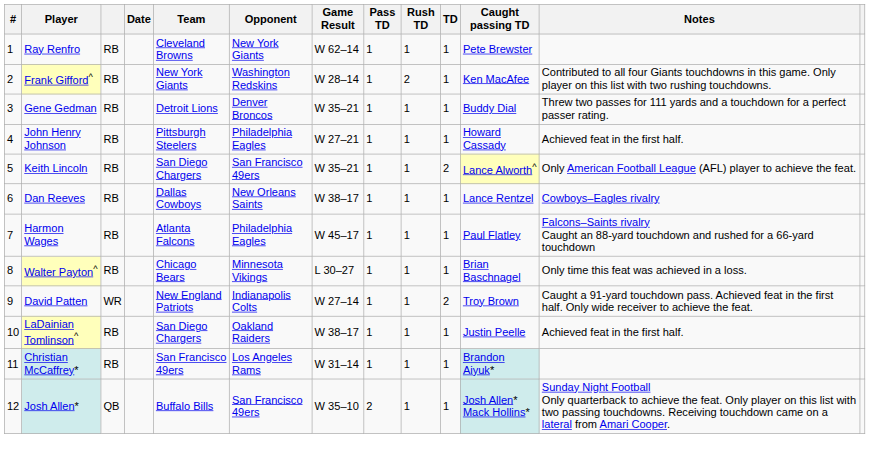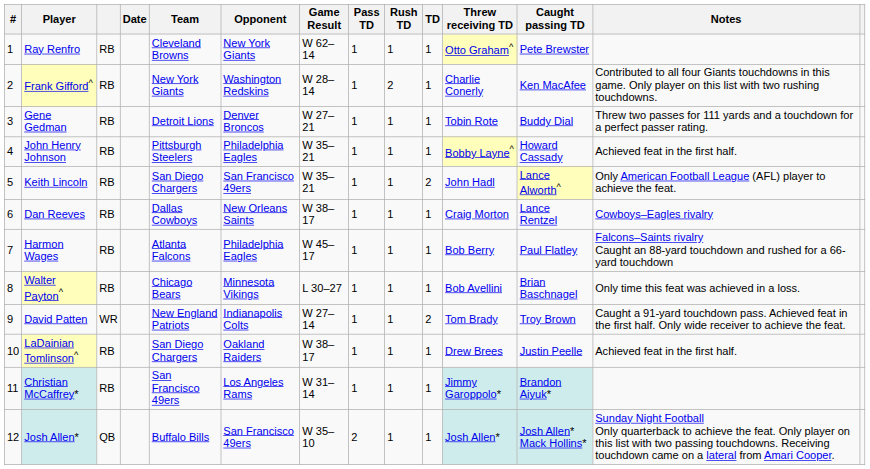+ column: (480, 19)
(337, 109) W 35–21 -> (318, 121) W 27–21
(337, 139) W 27–21 -> (318, 151) W 35–21
